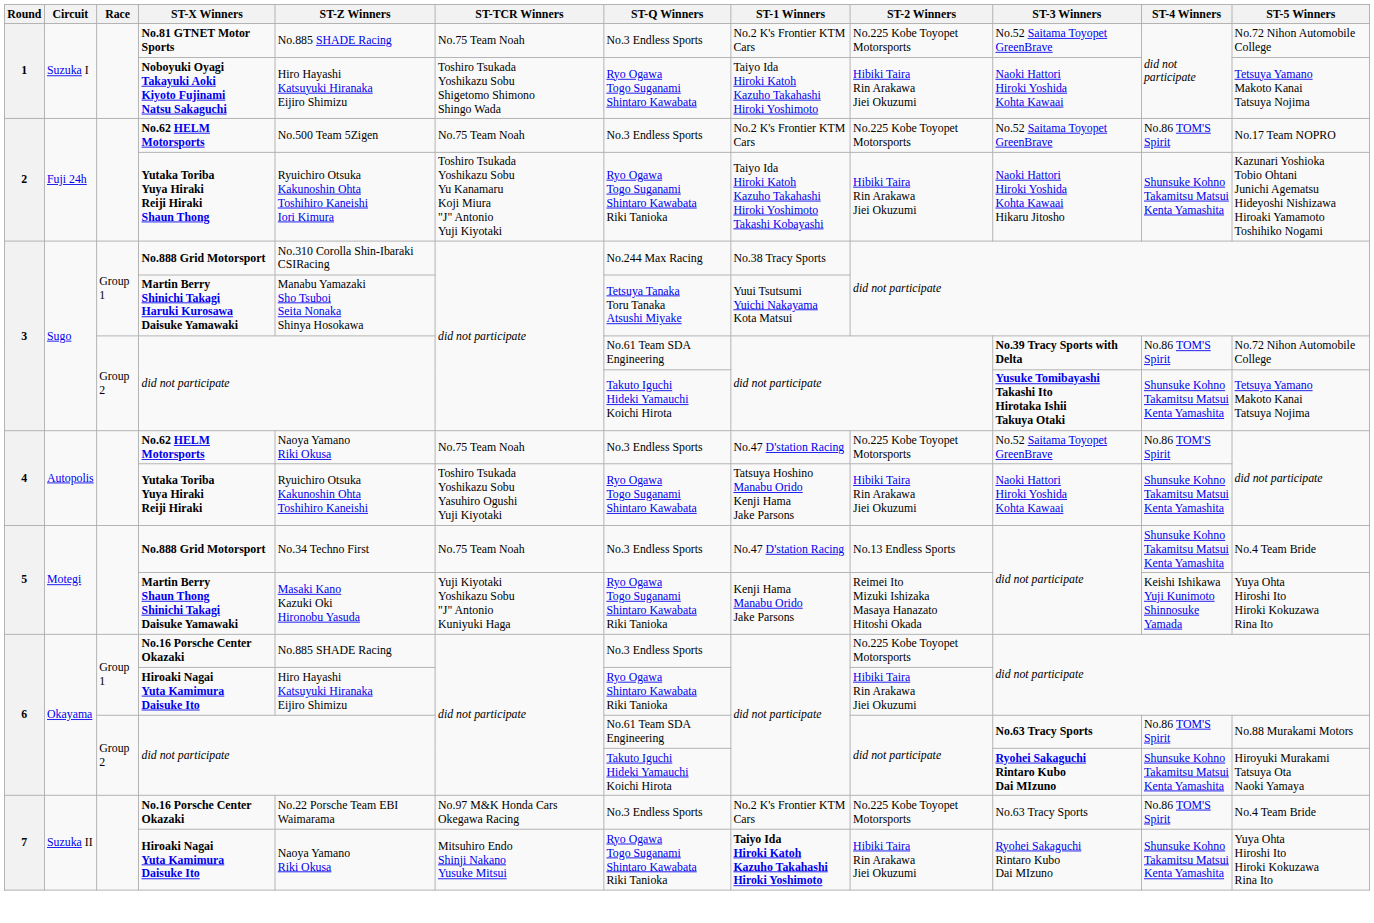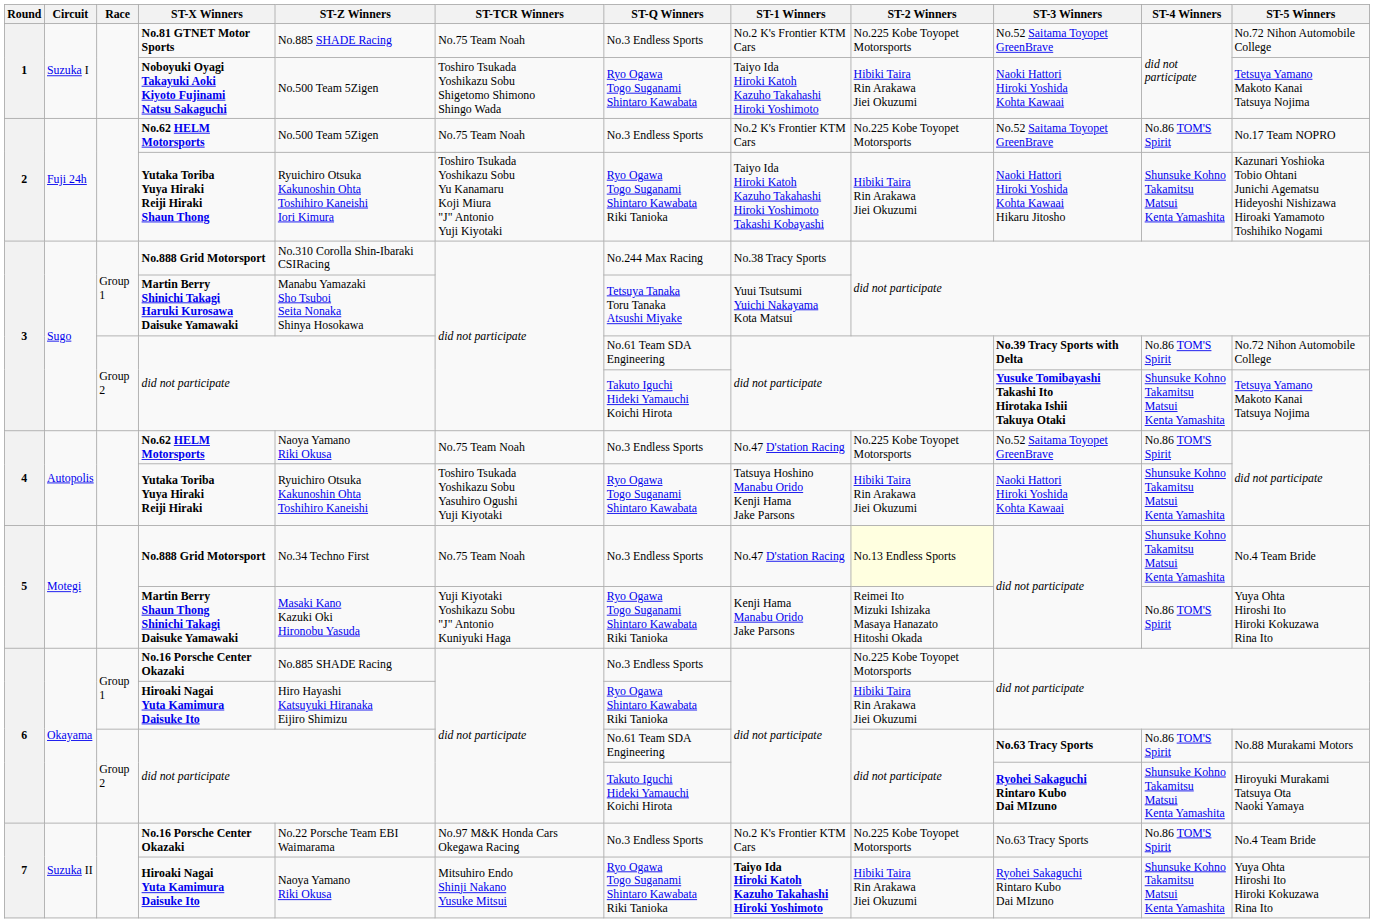(325, 87) Hiro Hayashi Katsuyuki Hiranaka Eijiro Shimizu -> (328, 87) No.500 Team 5Zigen
(904, 548) no background -> (905, 555) lightyellow background
(1182, 603) Keishi Ishikawa Yuji Kunimoto Shinnosuke Yamada -> (1178, 616) No.86 TOM'S Spirit
